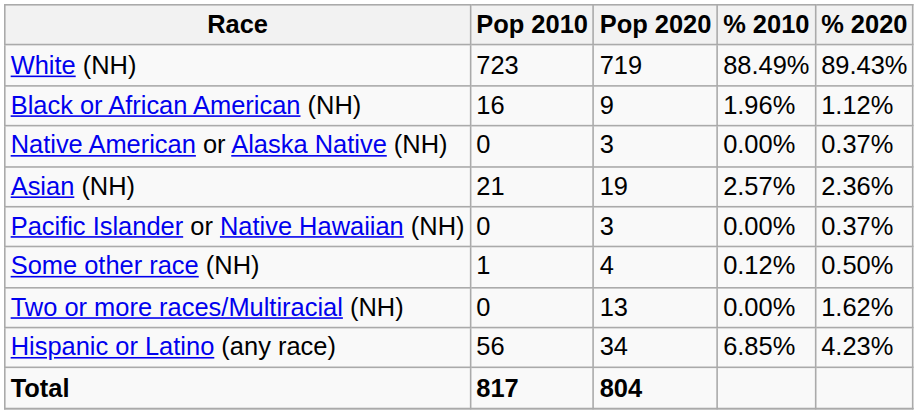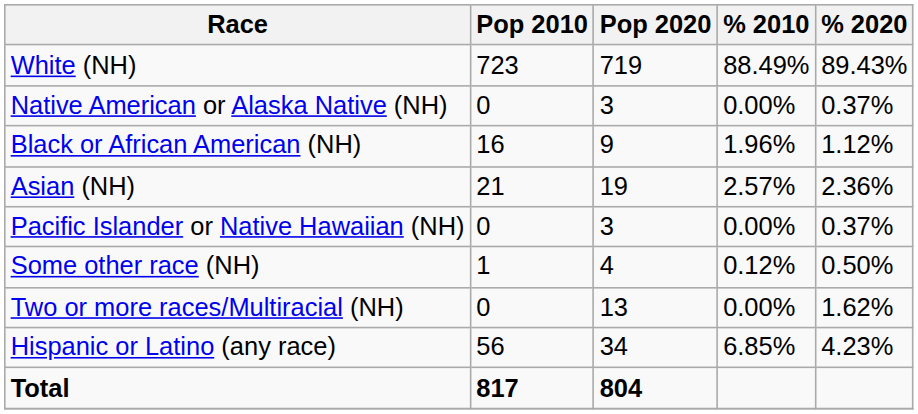rows swapped: (186, 105) <-> (229, 145)
